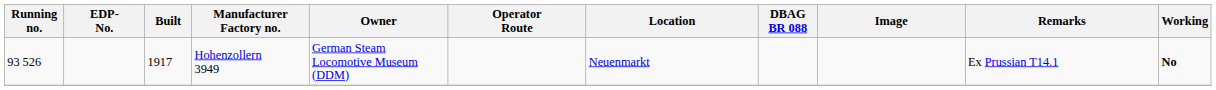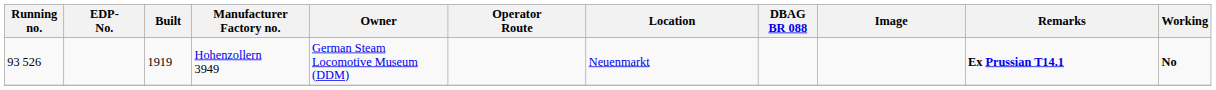(160, 61) 1917 -> (160, 61) 1919
(1013, 61) normal -> (1016, 61) bold
